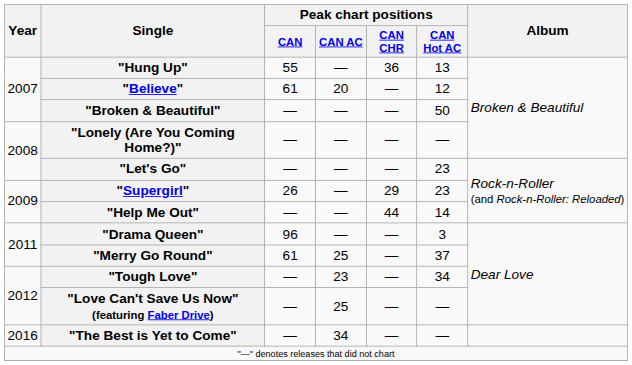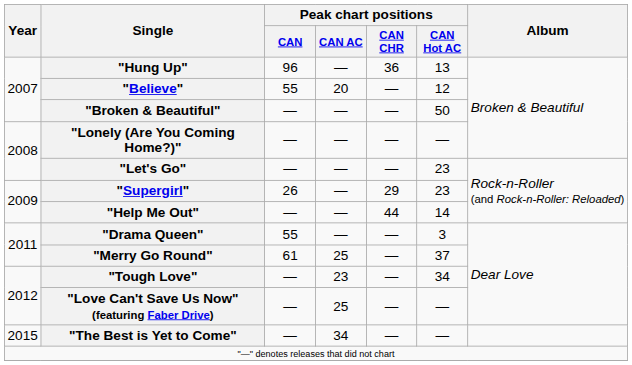(290, 67) 55 -> (290, 67) 96
(290, 89) 61 -> (290, 89) 55
(290, 234) 96 -> (290, 234) 55
(23, 335) 2016 -> (23, 335) 2015
